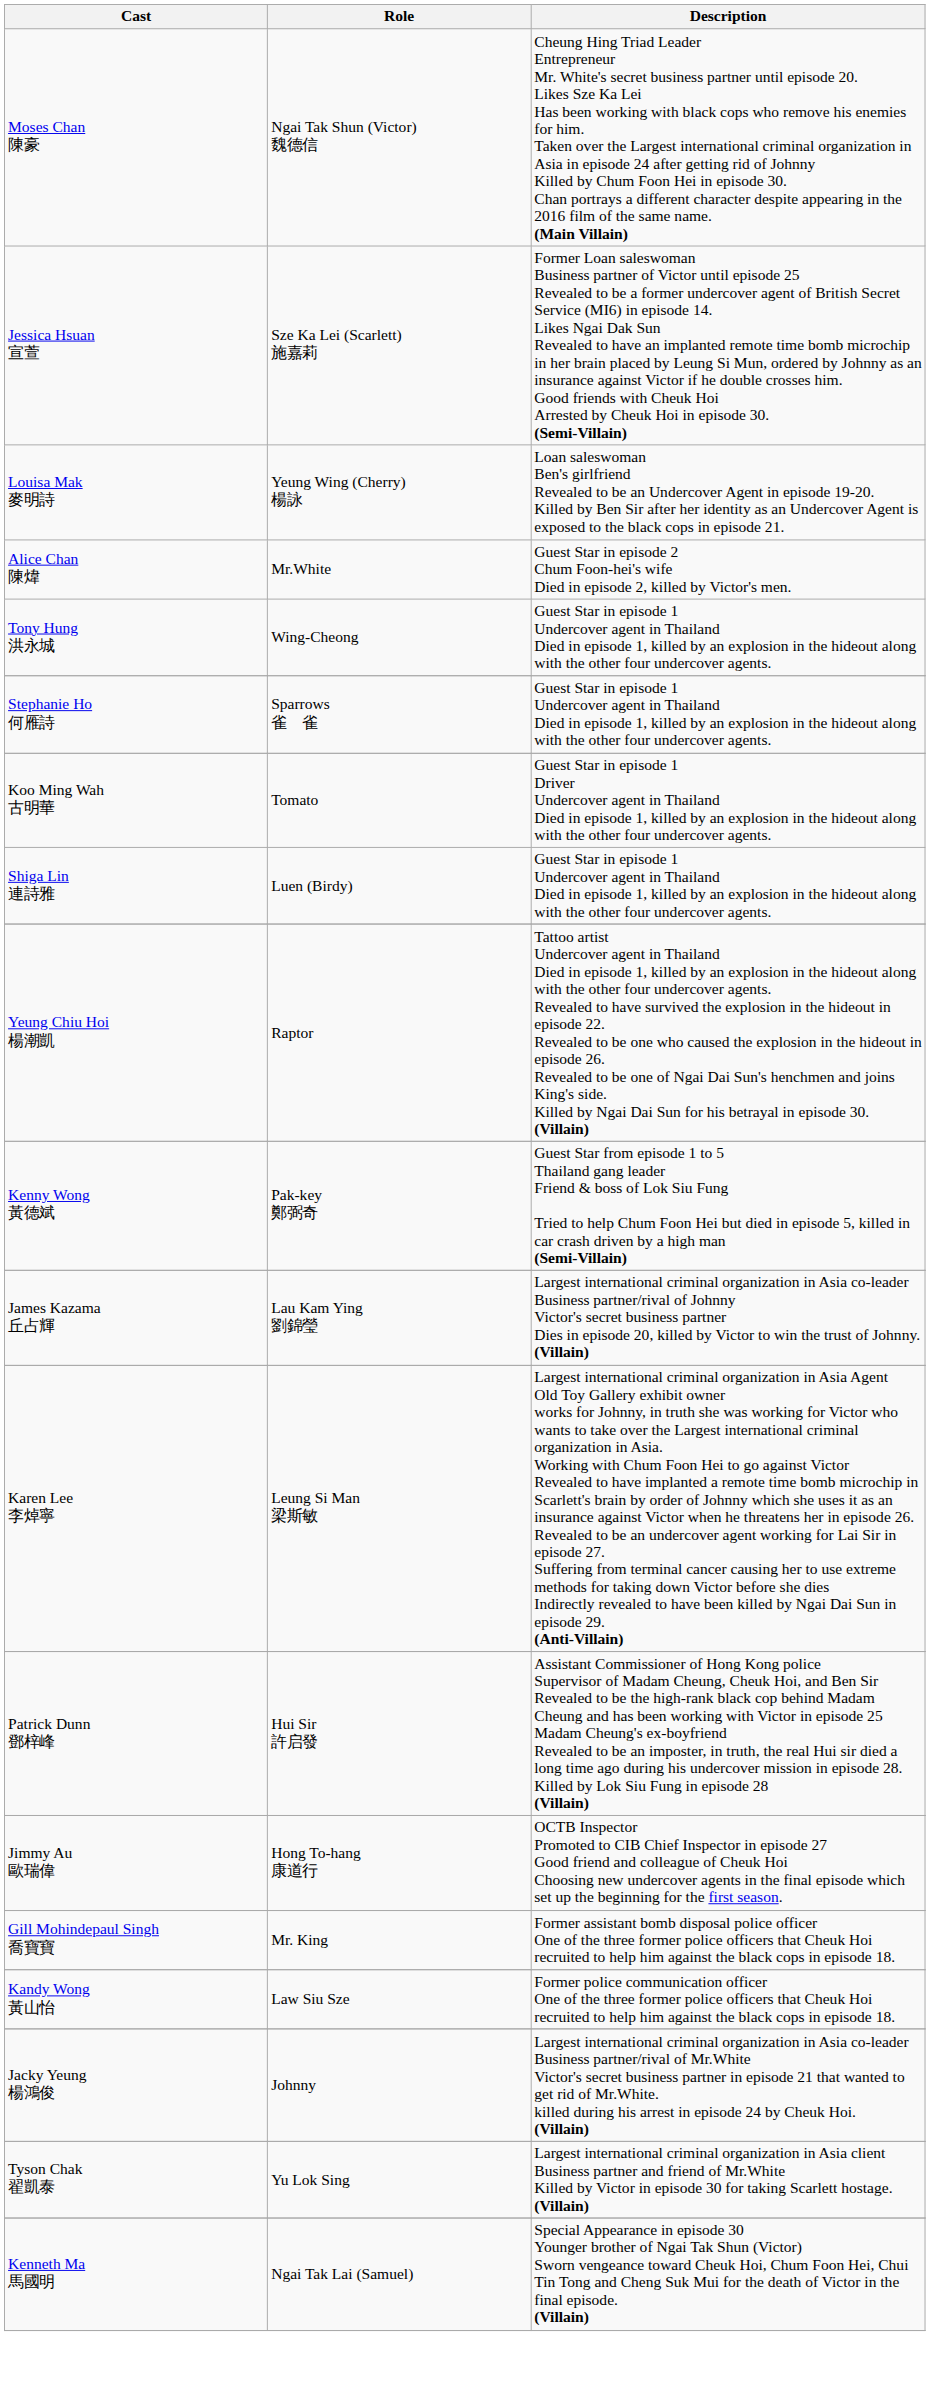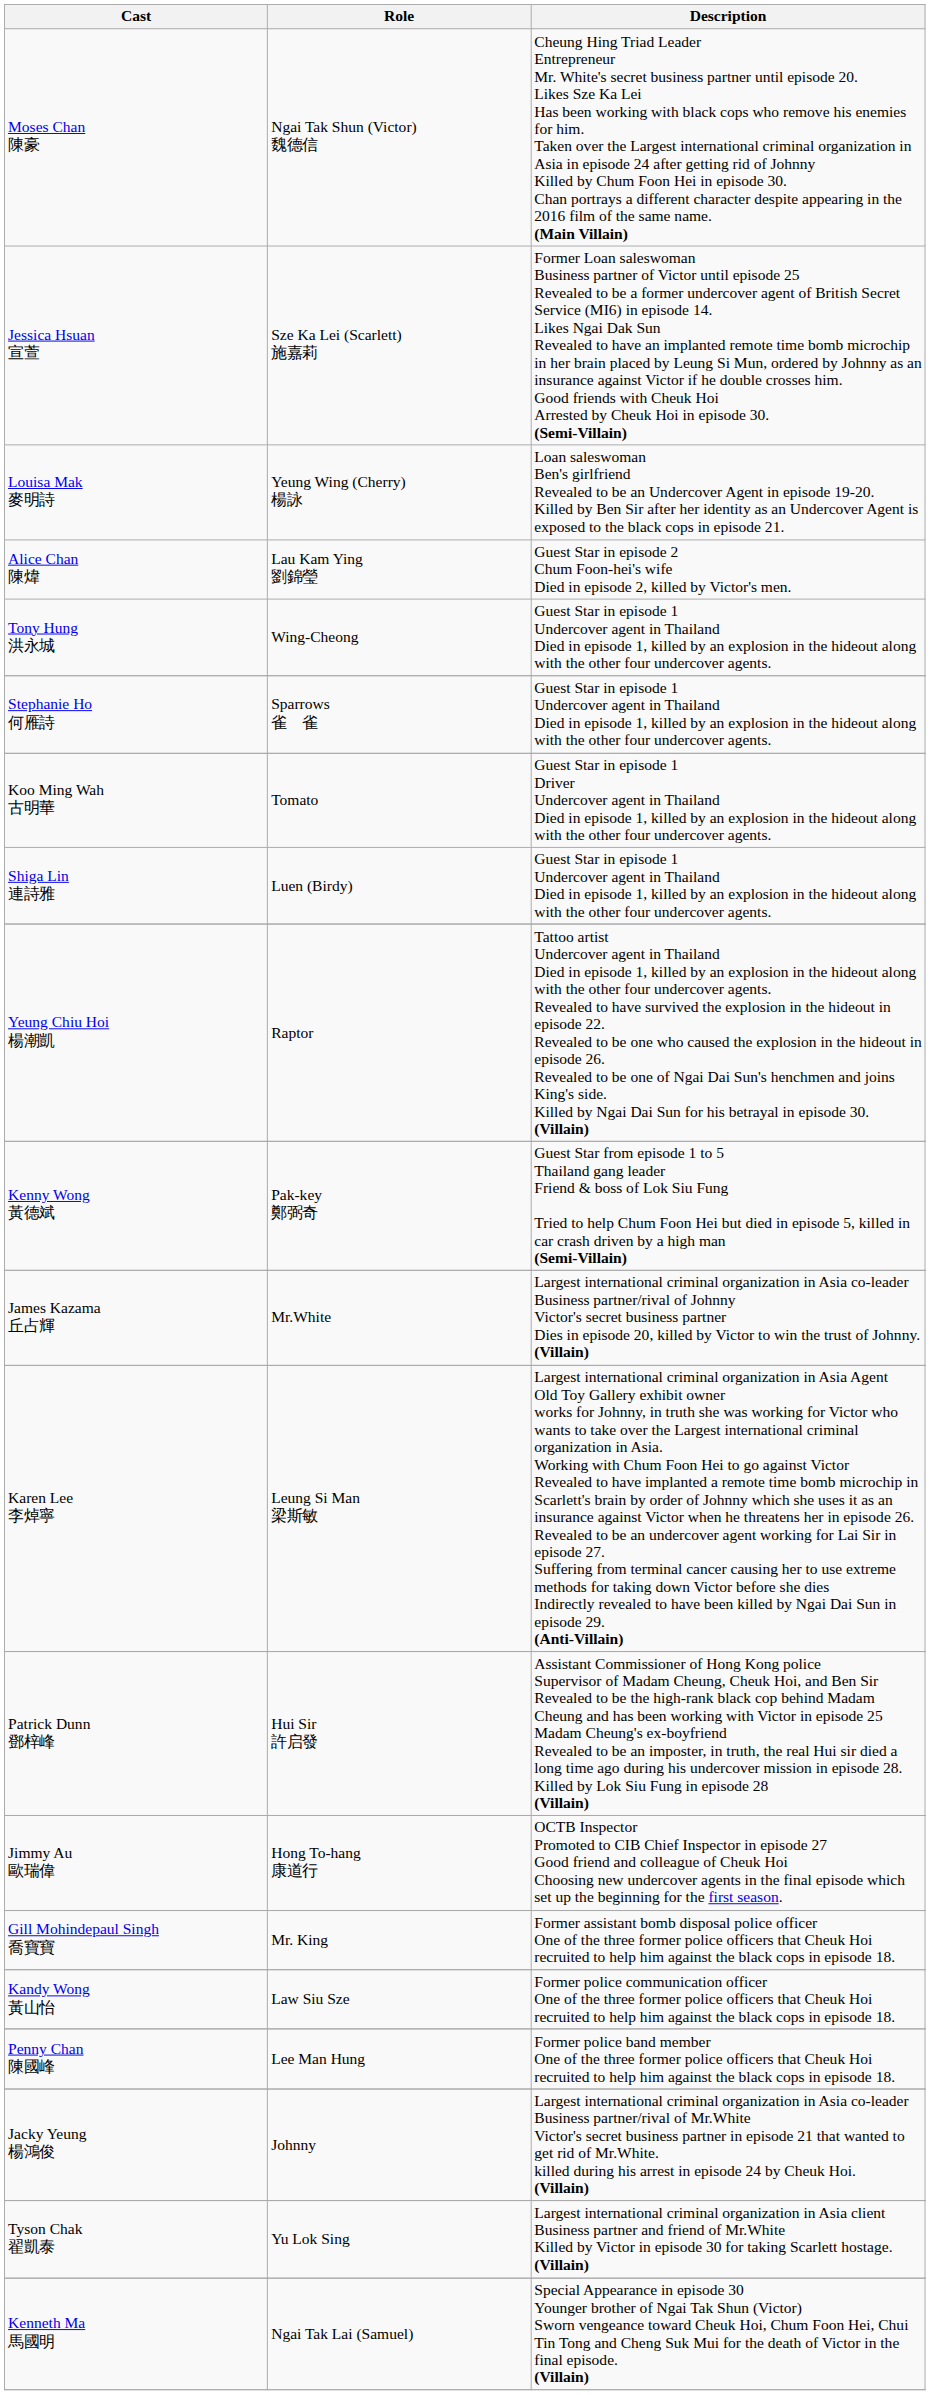(301, 569) Mr.White -> (317, 568) Lau Kam Ying 劉錦瑩
(317, 1316) Lau Kam Ying 劉錦瑩 -> (301, 1317) Mr.White
+ row: (46, 2058)
